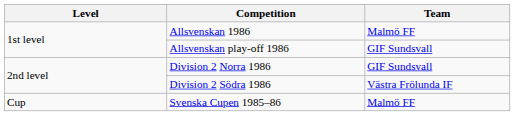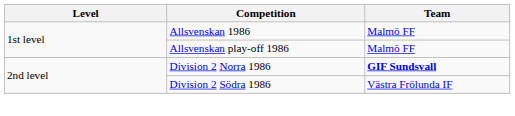(400, 48) GIF Sundsvall -> (391, 48) Malmö FF
(400, 66) normal -> (402, 66) bold
- row: (225, 102)
